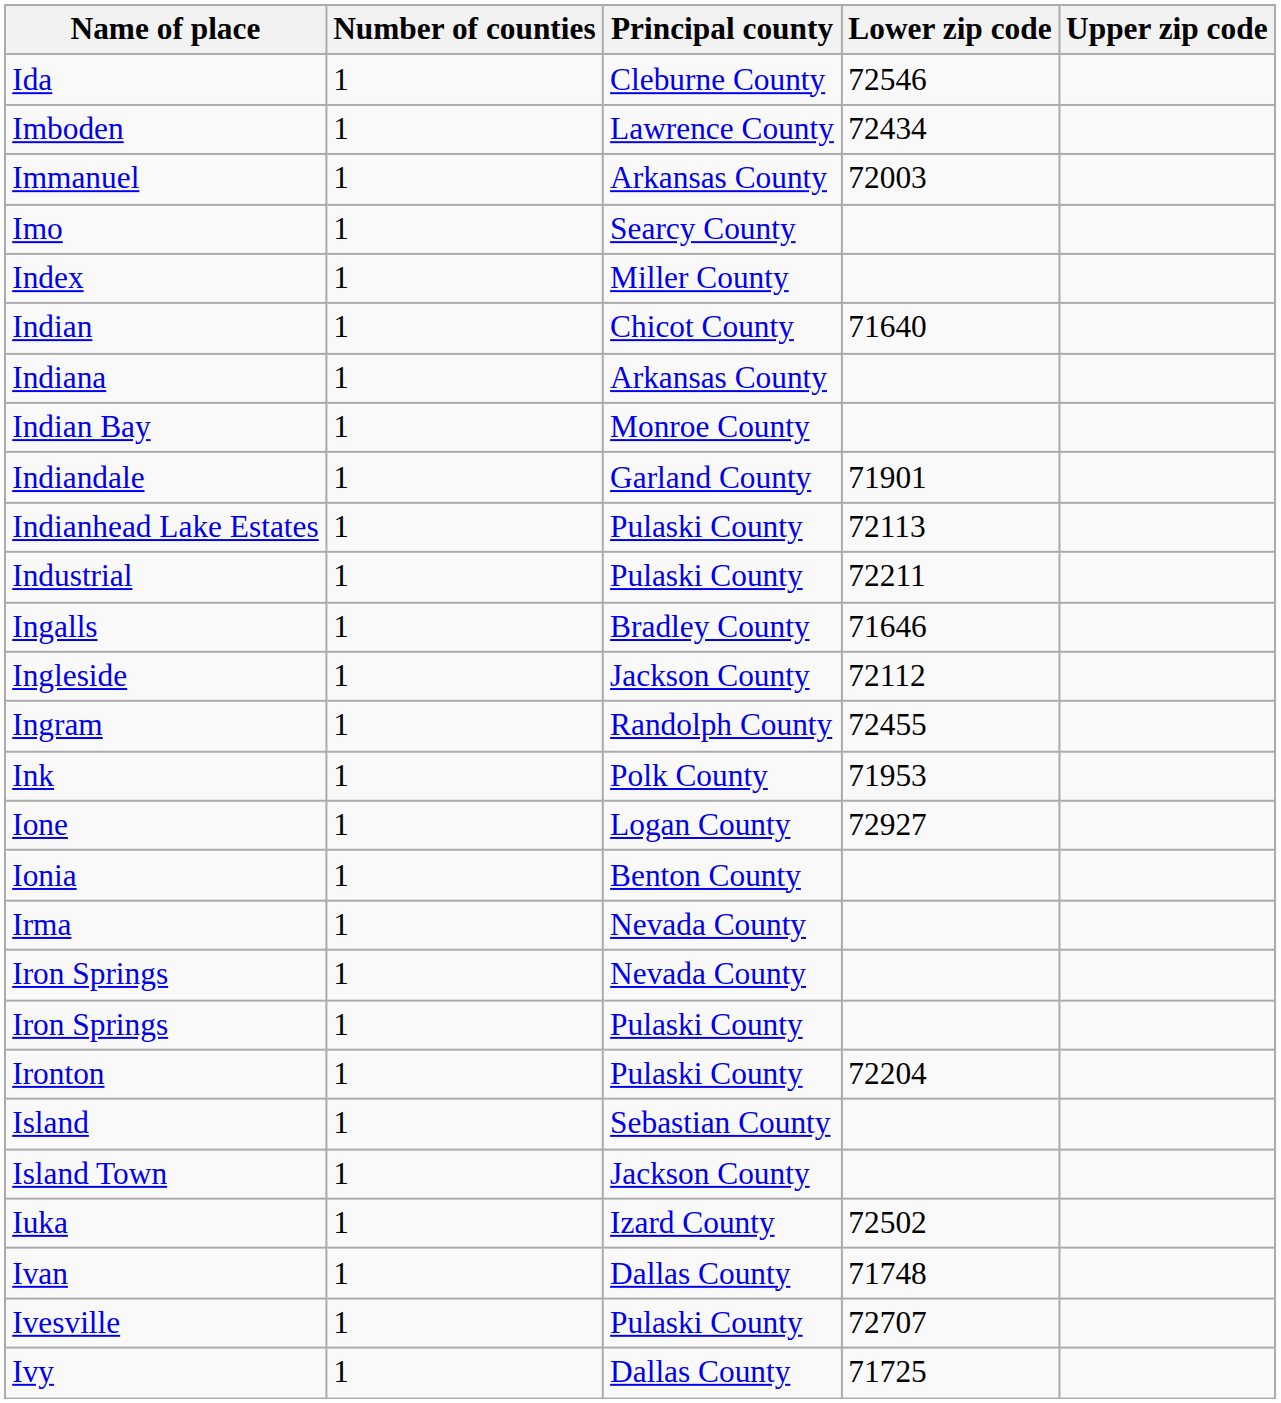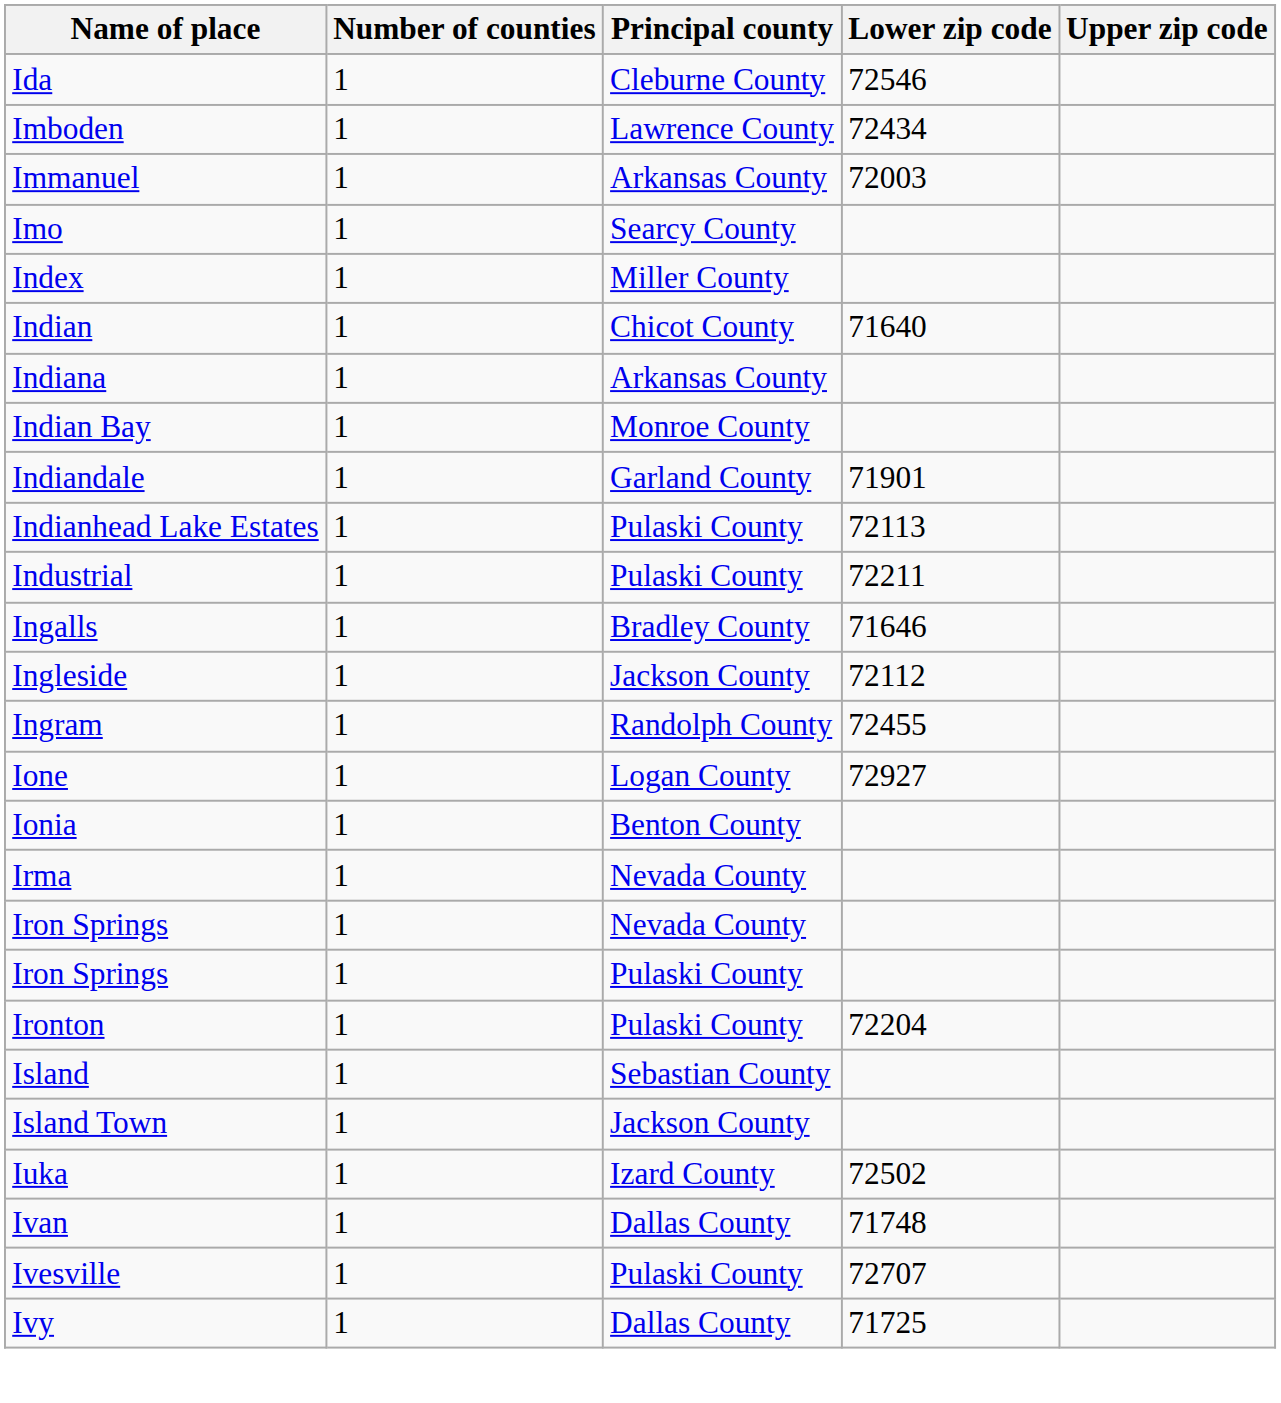- row: (33, 775)
